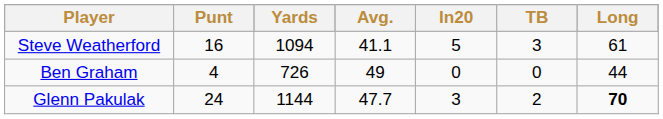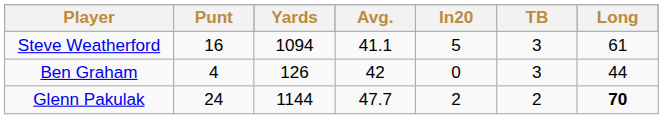(295, 72) 726 -> (295, 72) 126
(375, 72) 49 -> (375, 72) 42
(537, 72) 0 -> (537, 72) 3
(456, 99) 3 -> (456, 99) 2
